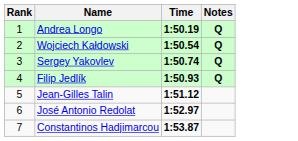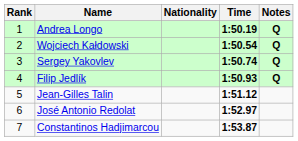+ column: (190, 12)
